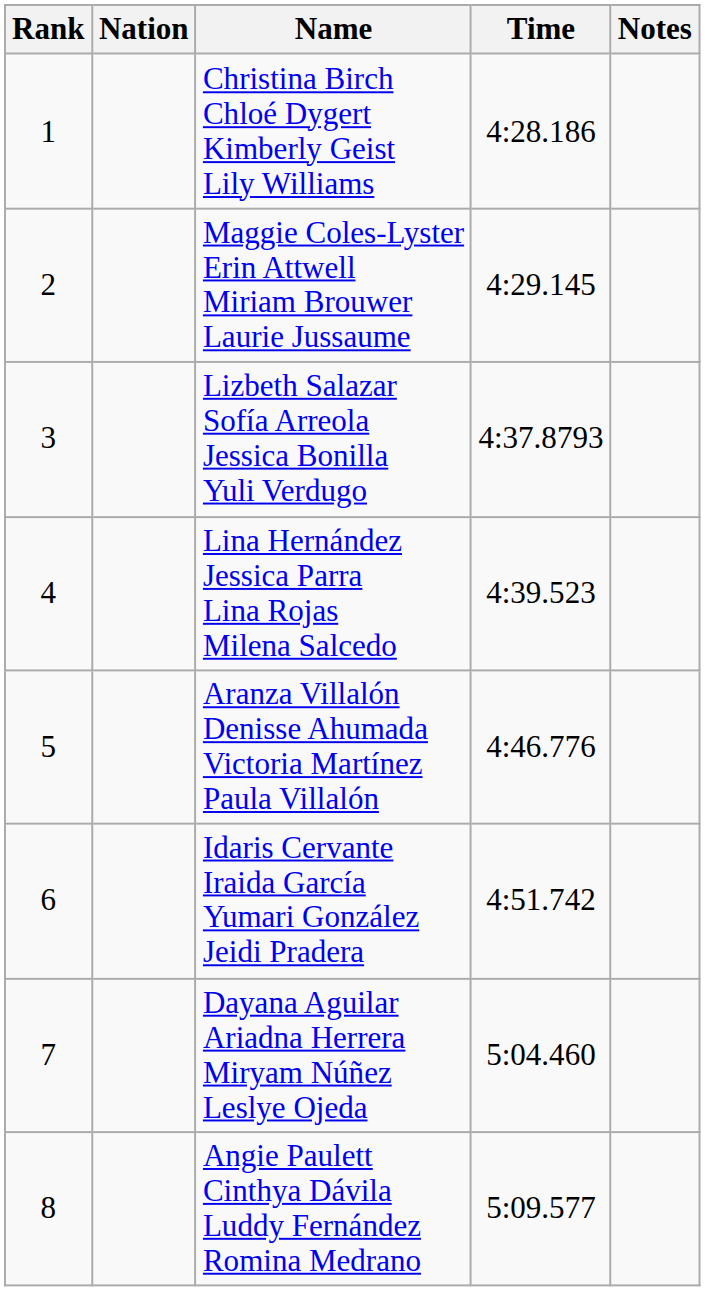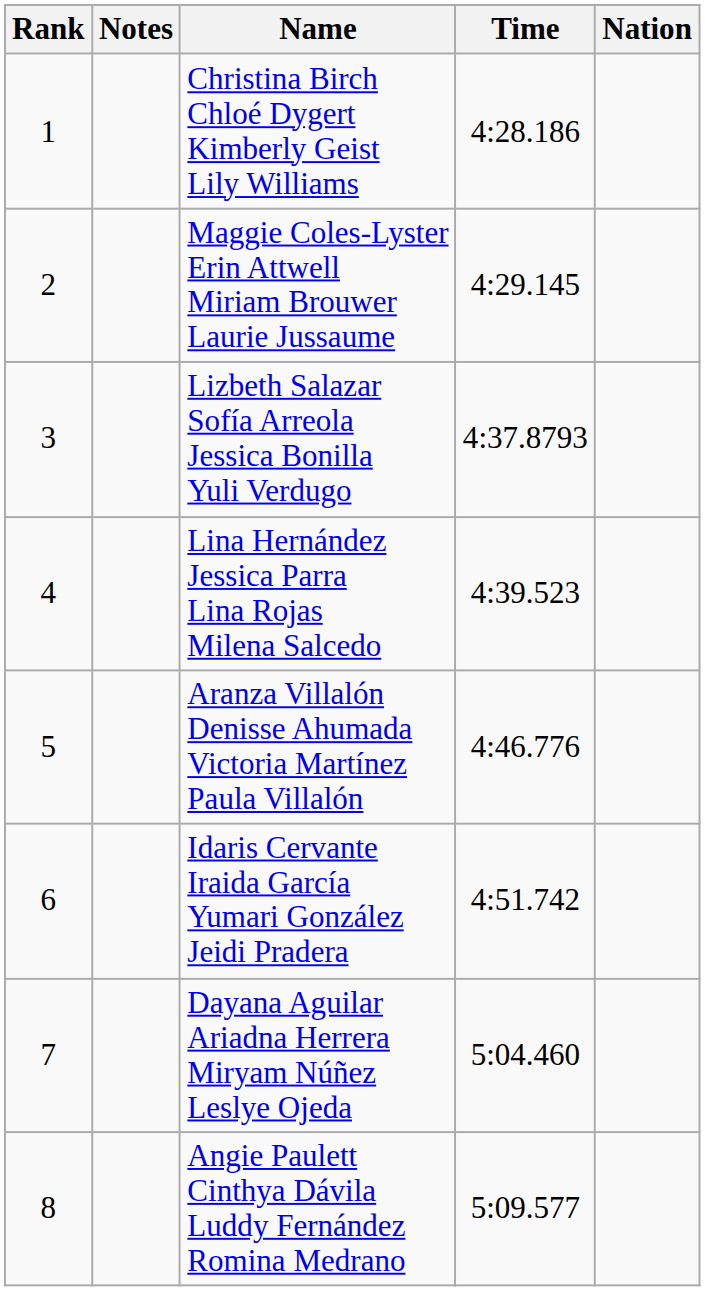columns swapped: (144, 29) <-> (655, 29)
